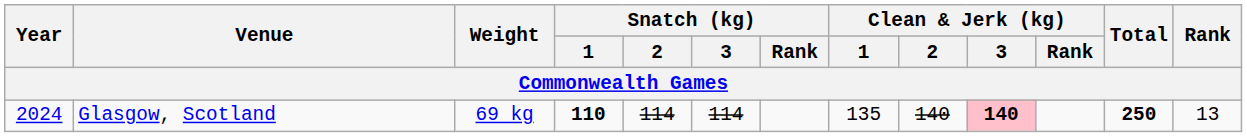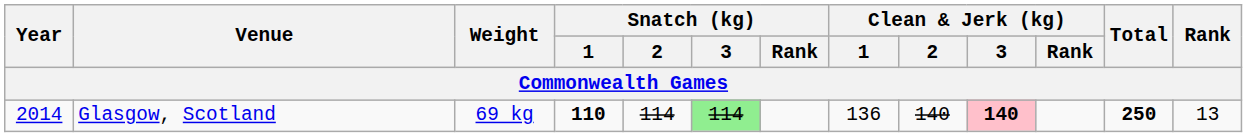(39, 115) 2024 -> (39, 115) 2014
(726, 115) no background -> (726, 115) lightgreen background
(864, 115) 135 -> (864, 115) 136
